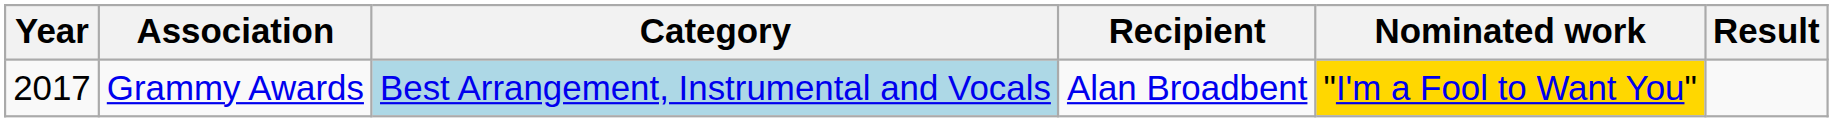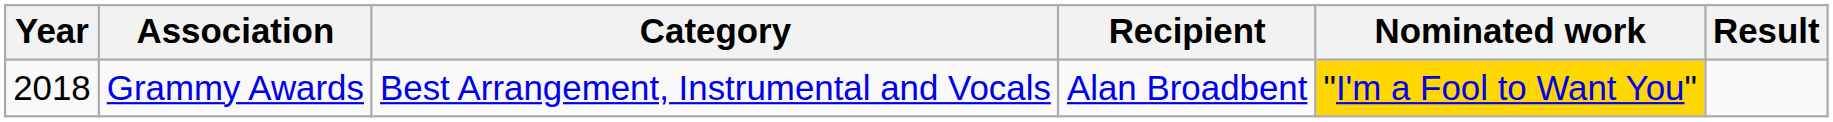(52, 87) 2017 -> (52, 87) 2018
(715, 87) lightblue background -> (715, 87) no background
